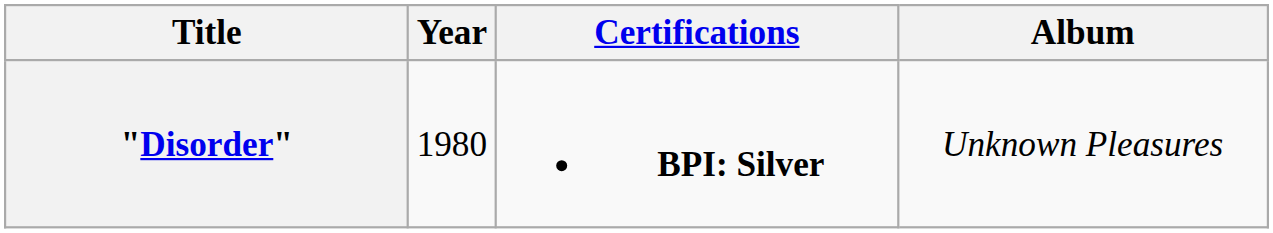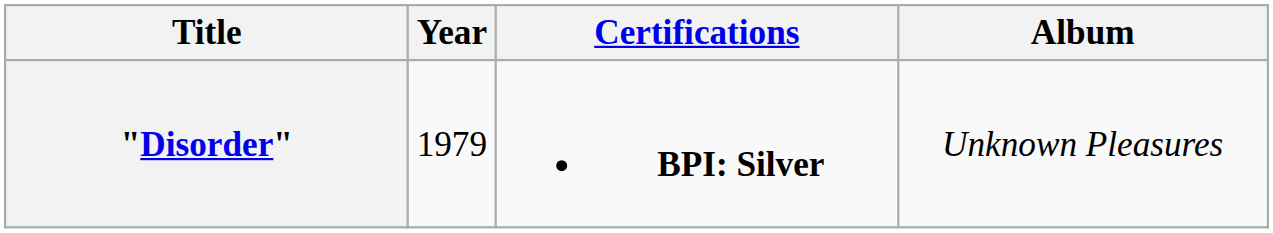(452, 143) 1980 -> (452, 143) 1979
